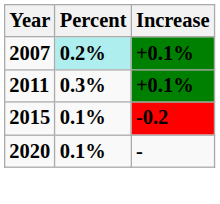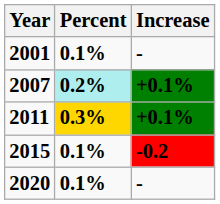+ row: (30, 53)
(83, 85) no background -> (83, 118) gold background
